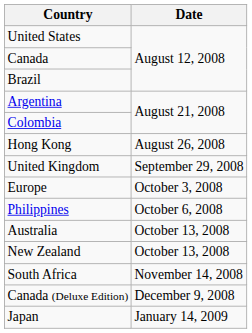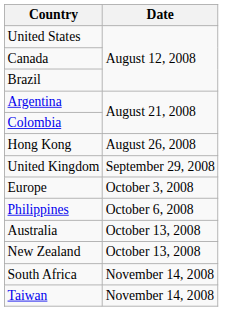+ row: (27, 295)
- row: (68, 295)
- row: (23, 317)
